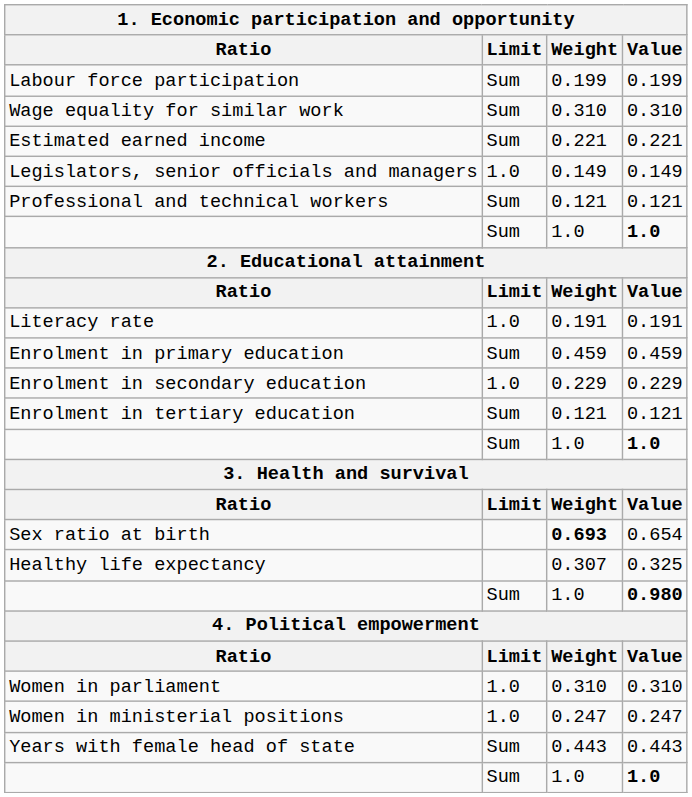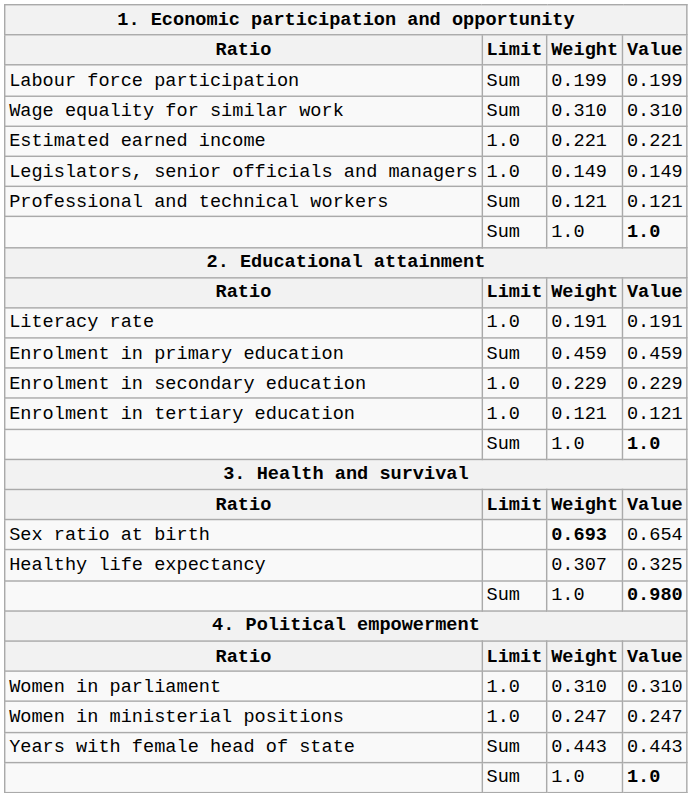(503, 141) Sum -> (503, 141) 1.0
(503, 414) Sum -> (503, 414) 1.0
